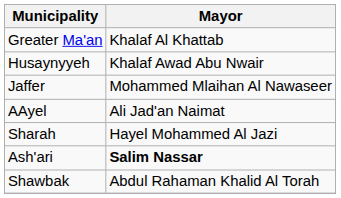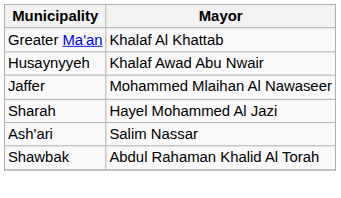- row: (27, 110)
(156, 157) bold -> (154, 134) normal
